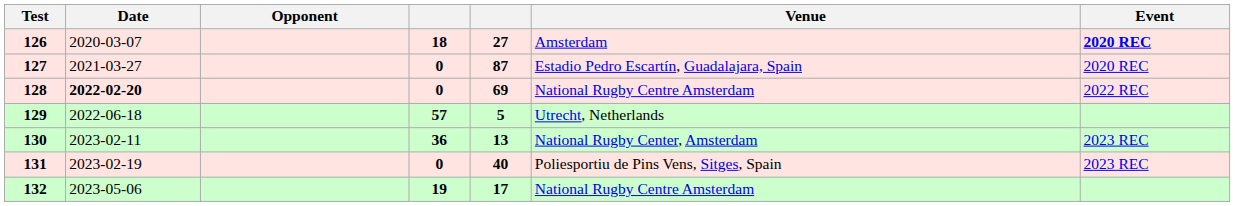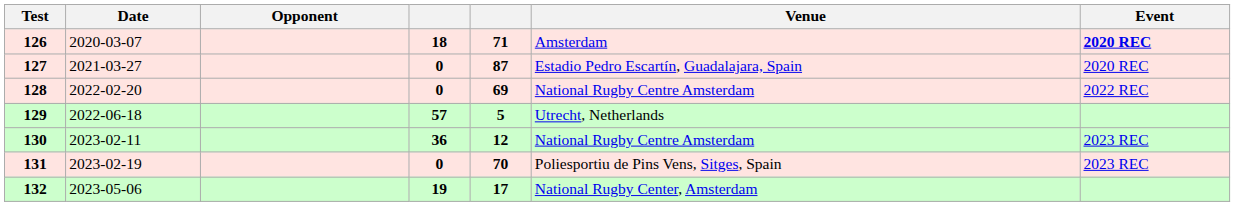(501, 41) 27 -> (501, 41) 71
(106, 90) bold -> (106, 90) normal
(501, 139) 13 -> (501, 139) 12
(646, 139) National Rugby Center, Amsterdam -> (645, 139) National Rugby Centre Amsterdam
(501, 164) 40 -> (501, 164) 70
(645, 189) National Rugby Centre Amsterdam -> (646, 189) National Rugby Center, Amsterdam
